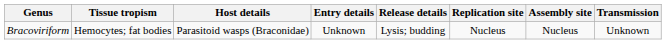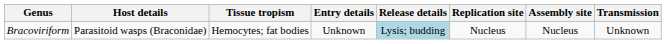columns swapped: (243, 13) <-> (123, 13)
(413, 30) no background -> (413, 30) lightblue background
